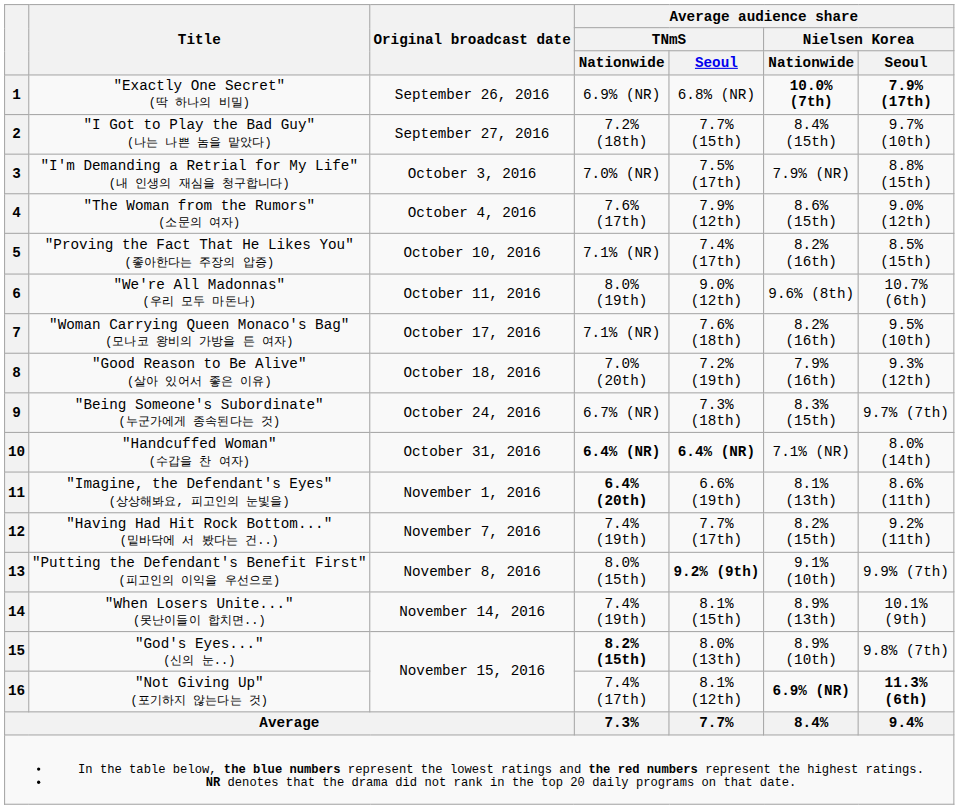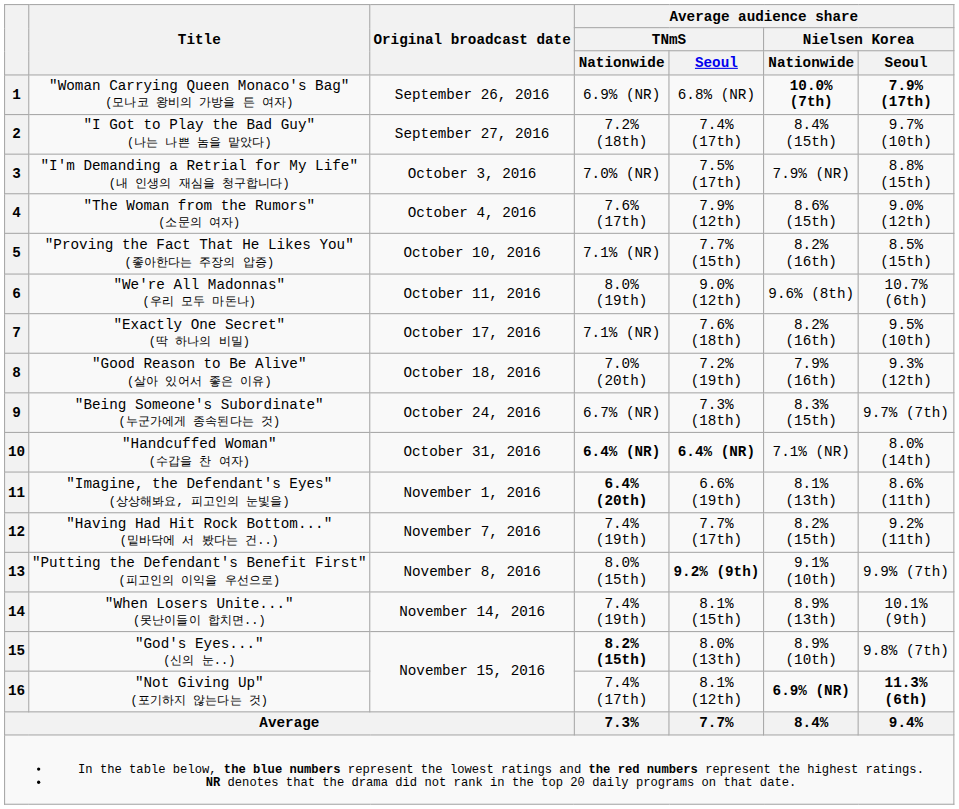(199, 94) "Exactly One Secret" (딱 하나의 비밀) -> (199, 94) "Woman Carrying Queen Monaco's Bag" (모나코 왕비의 가방을 든 여자)
(716, 134) 7.7% (15th) -> (716, 134) 7.4% (17th)
(716, 254) 7.4% (17th) -> (716, 254) 7.7% (15th)
(199, 333) "Woman Carrying Queen Monaco's Bag" (모나코 왕비의 가방을 든 여자) -> (199, 333) "Exactly One Secret" (딱 하나의 비밀)
